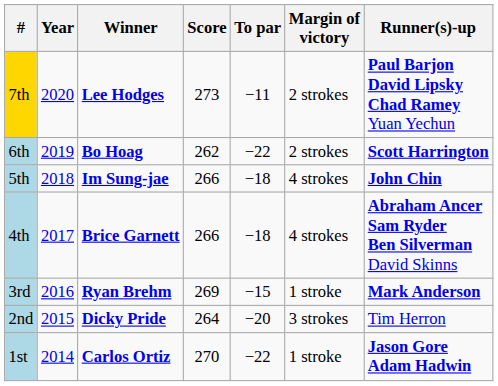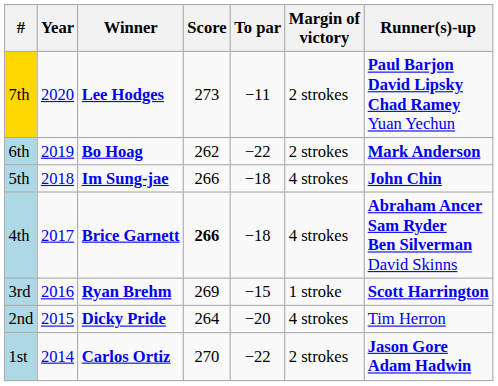(428, 151) Scott Harrington -> (424, 151) Mark Anderson
(207, 235) normal -> (207, 235) bold
(424, 292) Mark Anderson -> (428, 292) Scott Harrington
(318, 319) 3 strokes -> (318, 319) 4 strokes
(315, 356) 1 stroke -> (318, 356) 2 strokes
